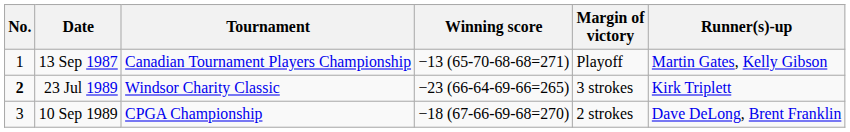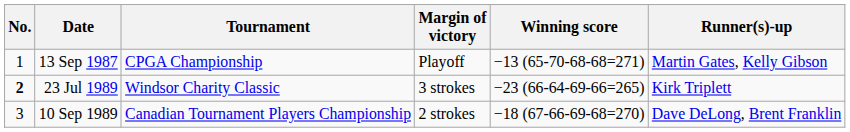columns swapped: (494, 27) <-> (610, 27)
(268, 62) Canadian Tournament Players Championship -> (194, 62) CPGA Championship
(194, 114) CPGA Championship -> (268, 114) Canadian Tournament Players Championship
